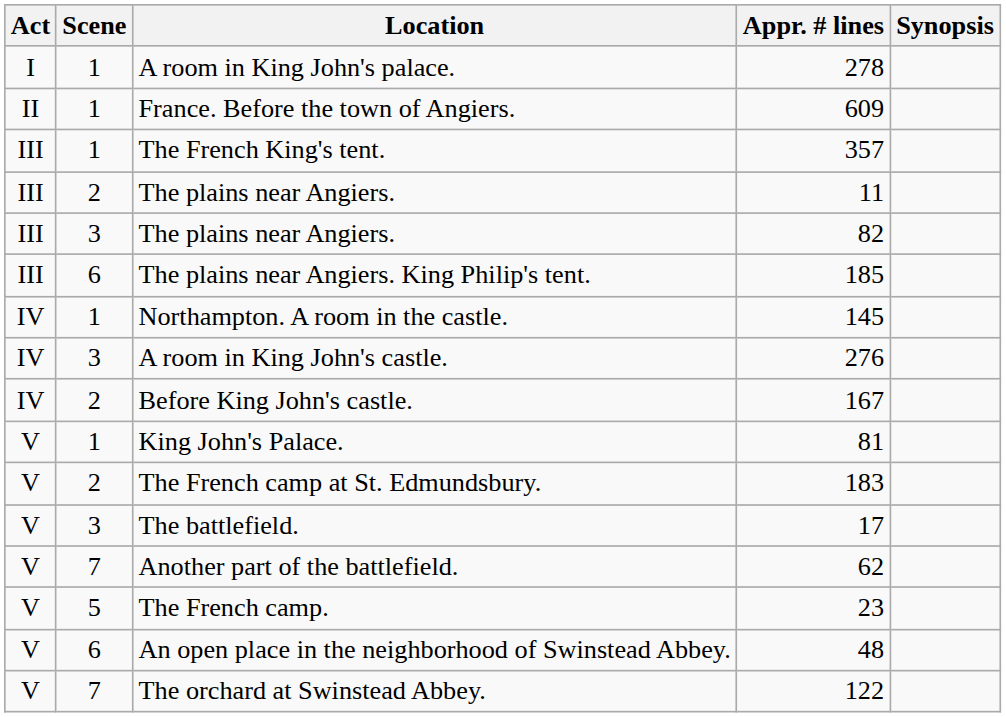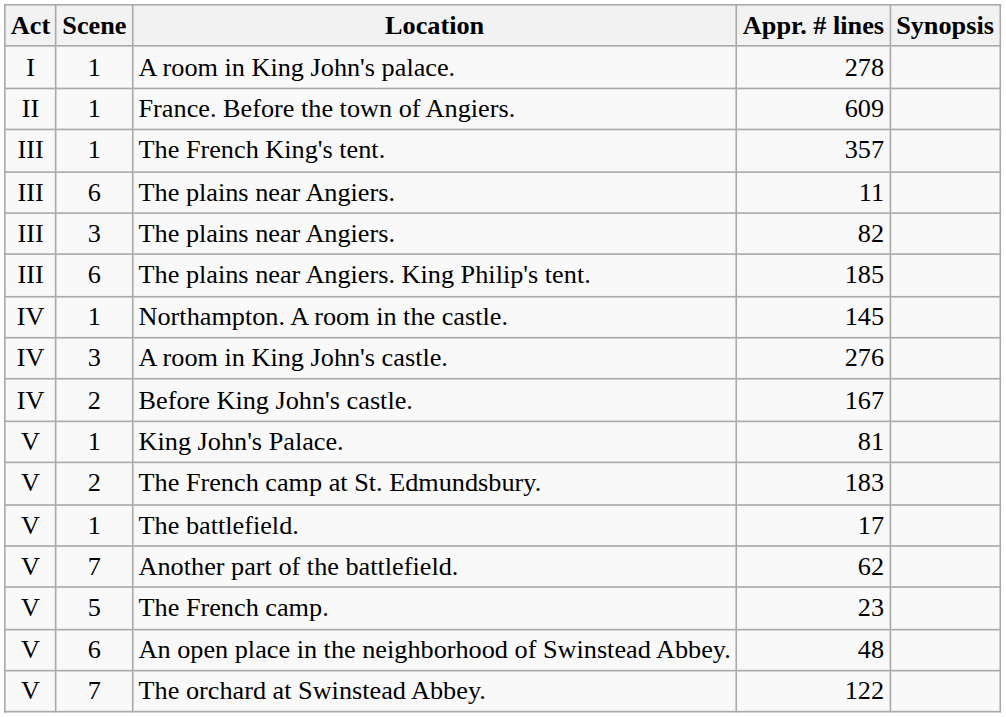(94, 191) 2 -> (94, 191) 6
(94, 524) 3 -> (94, 524) 1
